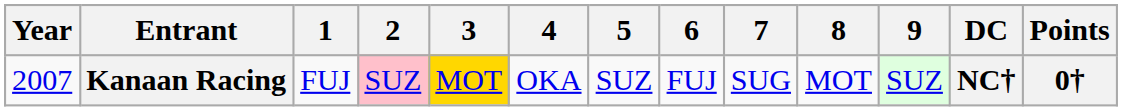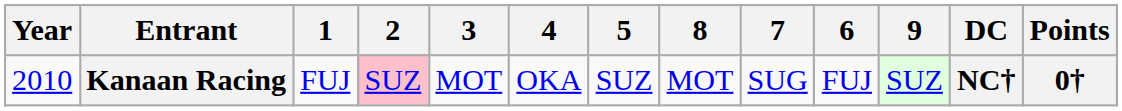columns swapped: (692, 29) <-> (839, 29)
(42, 79) 2007 -> (42, 79) 2010
(469, 79) gold background -> (469, 79) no background
